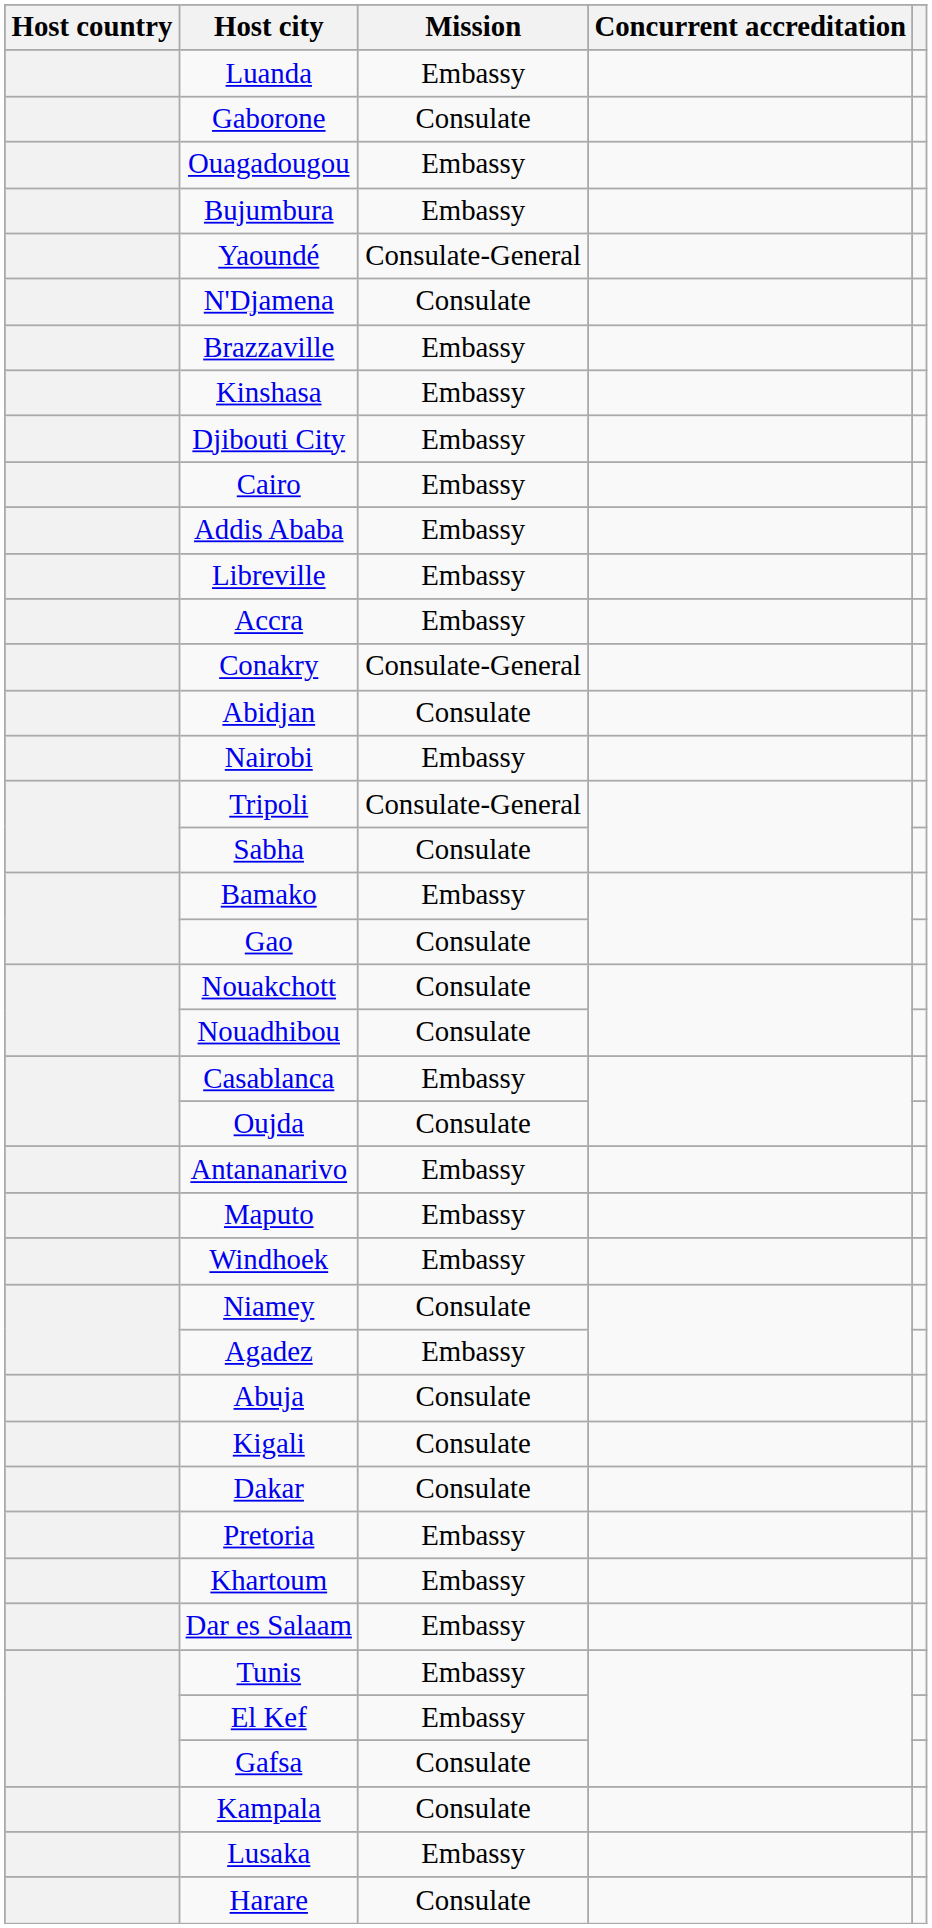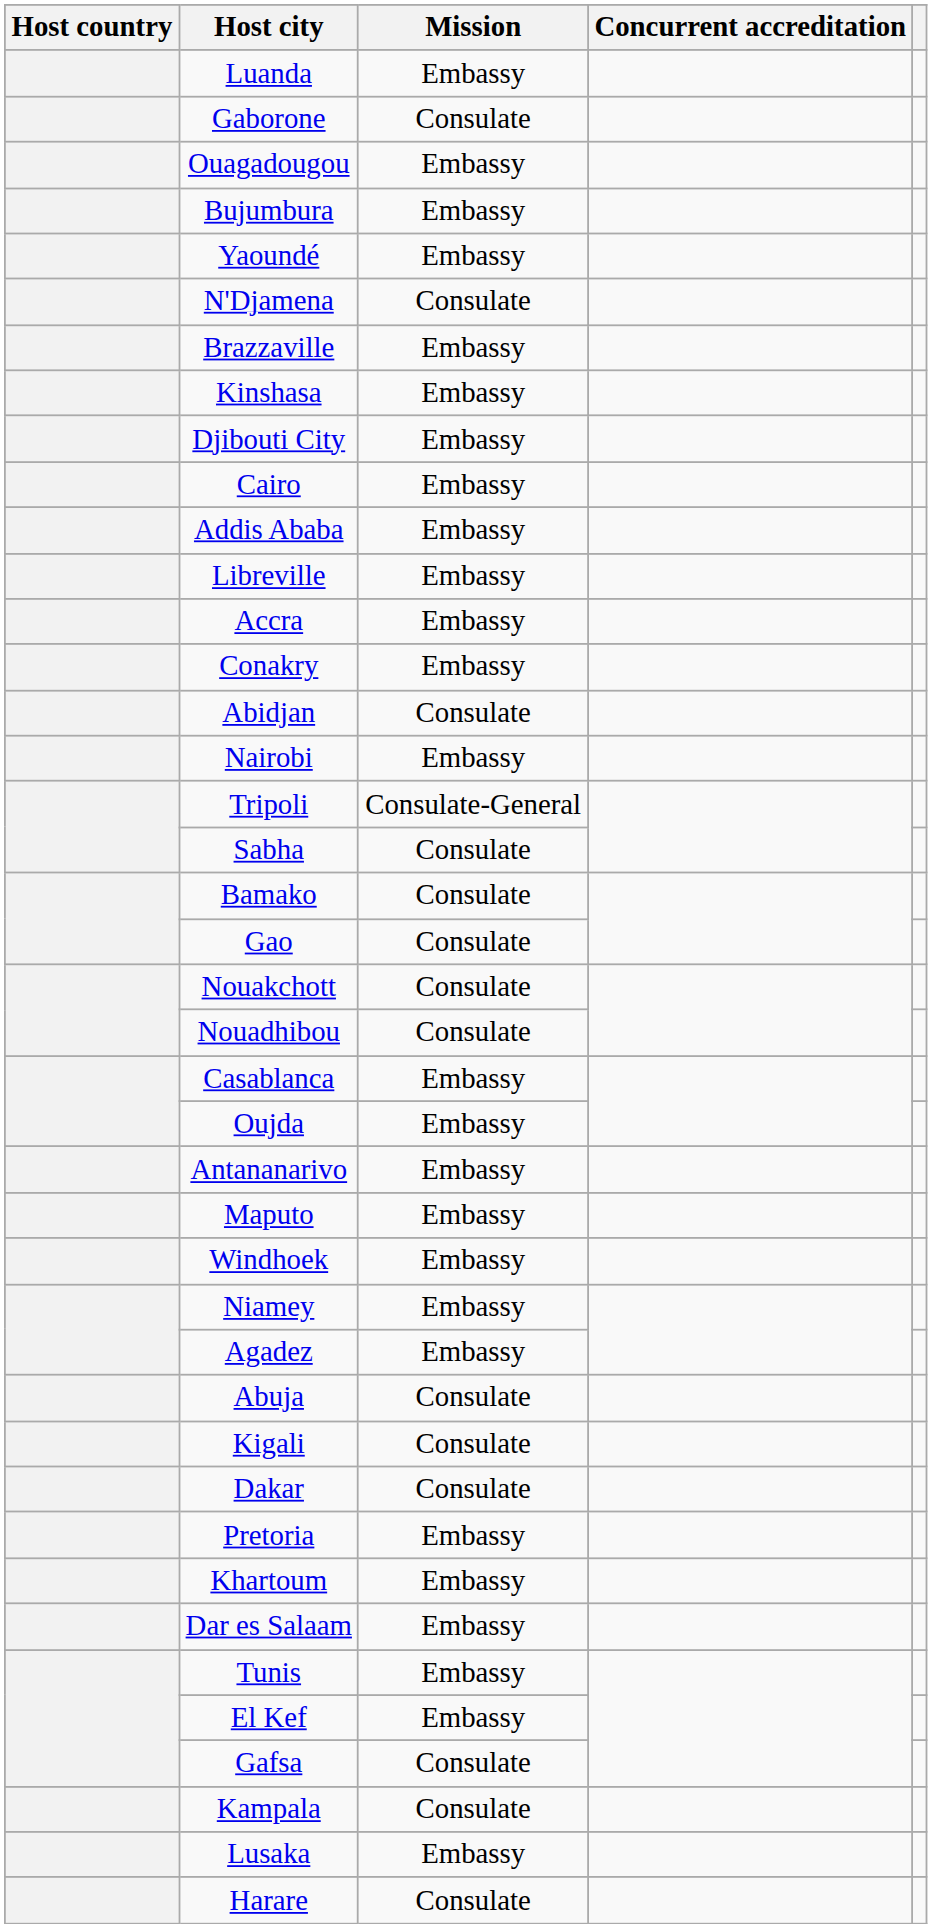(473, 255) Consulate-General -> (473, 255) Embassy
(473, 666) Consulate-General -> (473, 666) Embassy
(473, 895) Embassy -> (473, 895) Consulate
(473, 1123) Consulate -> (473, 1123) Embassy
(473, 1306) Consulate -> (473, 1306) Embassy
